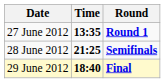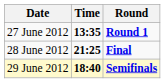(132, 50) Semifinals -> (119, 50) Final
(119, 68) Final -> (132, 68) Semifinals
